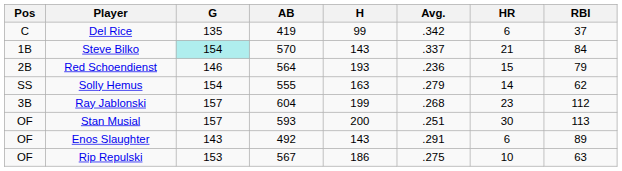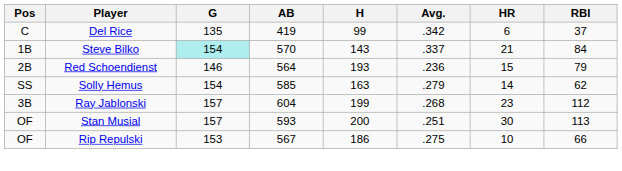(286, 85) 555 -> (286, 85) 585
- row: (111, 139)
(581, 157) 63 -> (581, 139) 66
